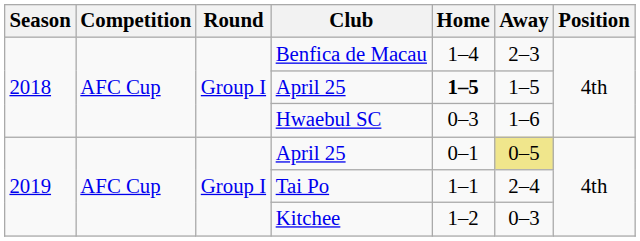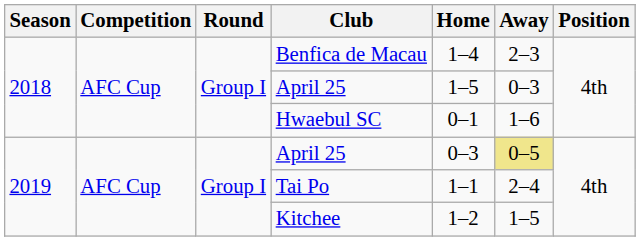(463, 86) bold -> (463, 86) normal
(524, 86) 1–5 -> (524, 86) 0–3
(463, 119) 0–3 -> (463, 119) 0–1
(463, 152) 0–1 -> (463, 152) 0–3
(524, 218) 0–3 -> (524, 218) 1–5
